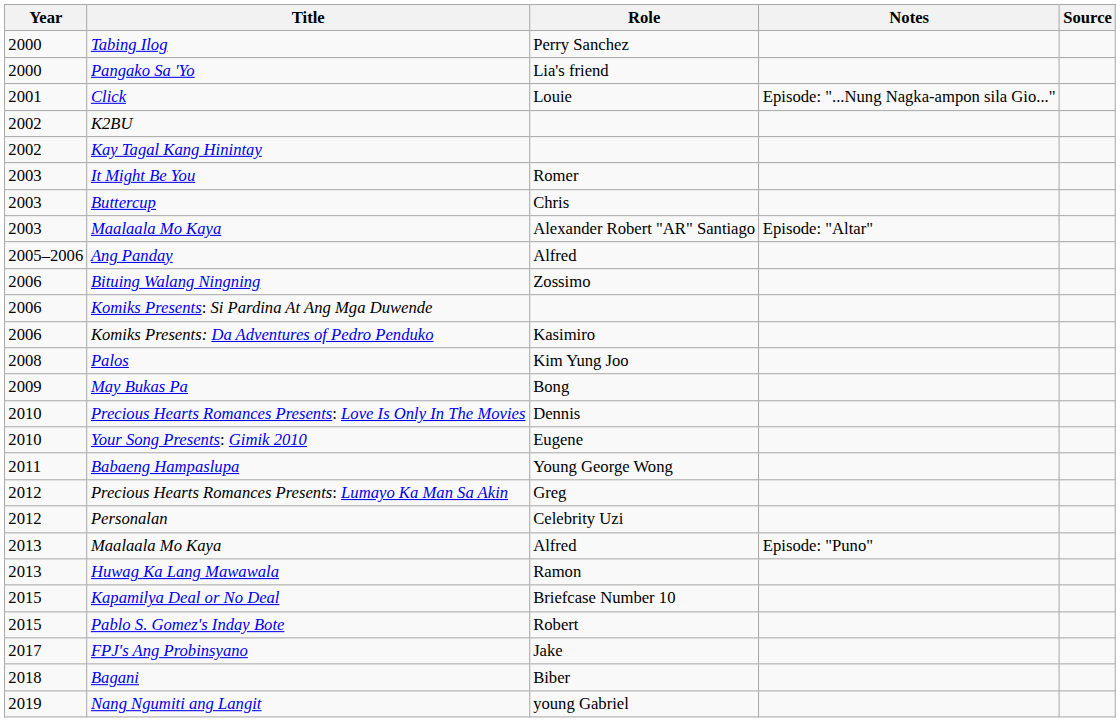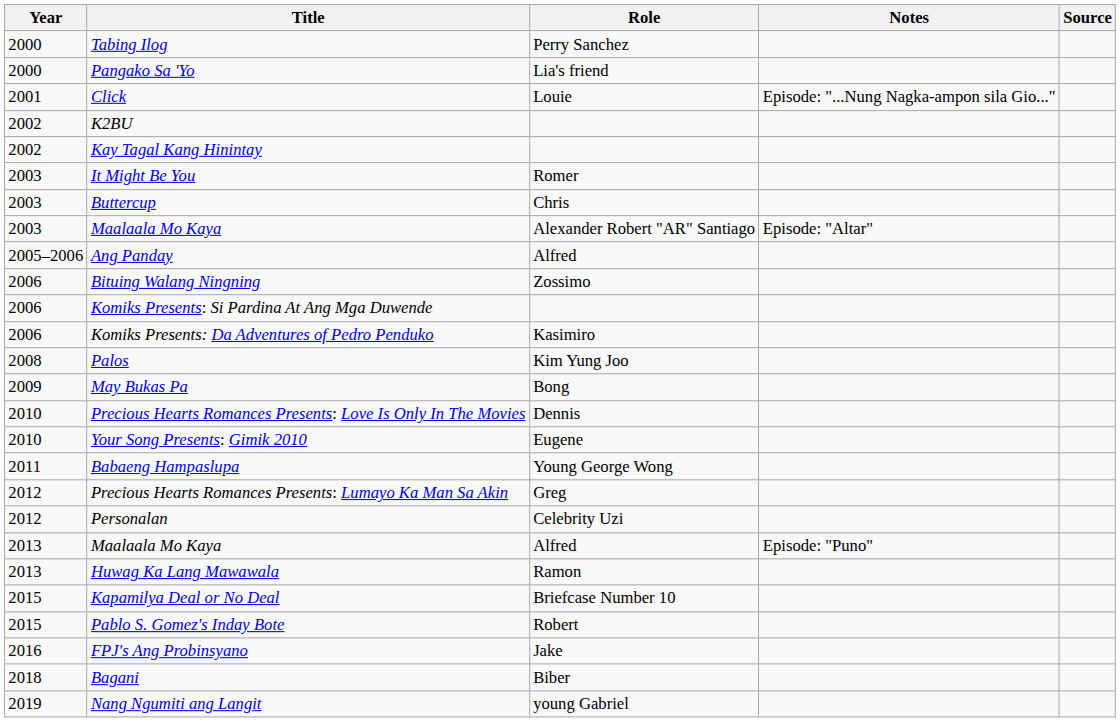(25, 651) 2017 -> (25, 651) 2016
